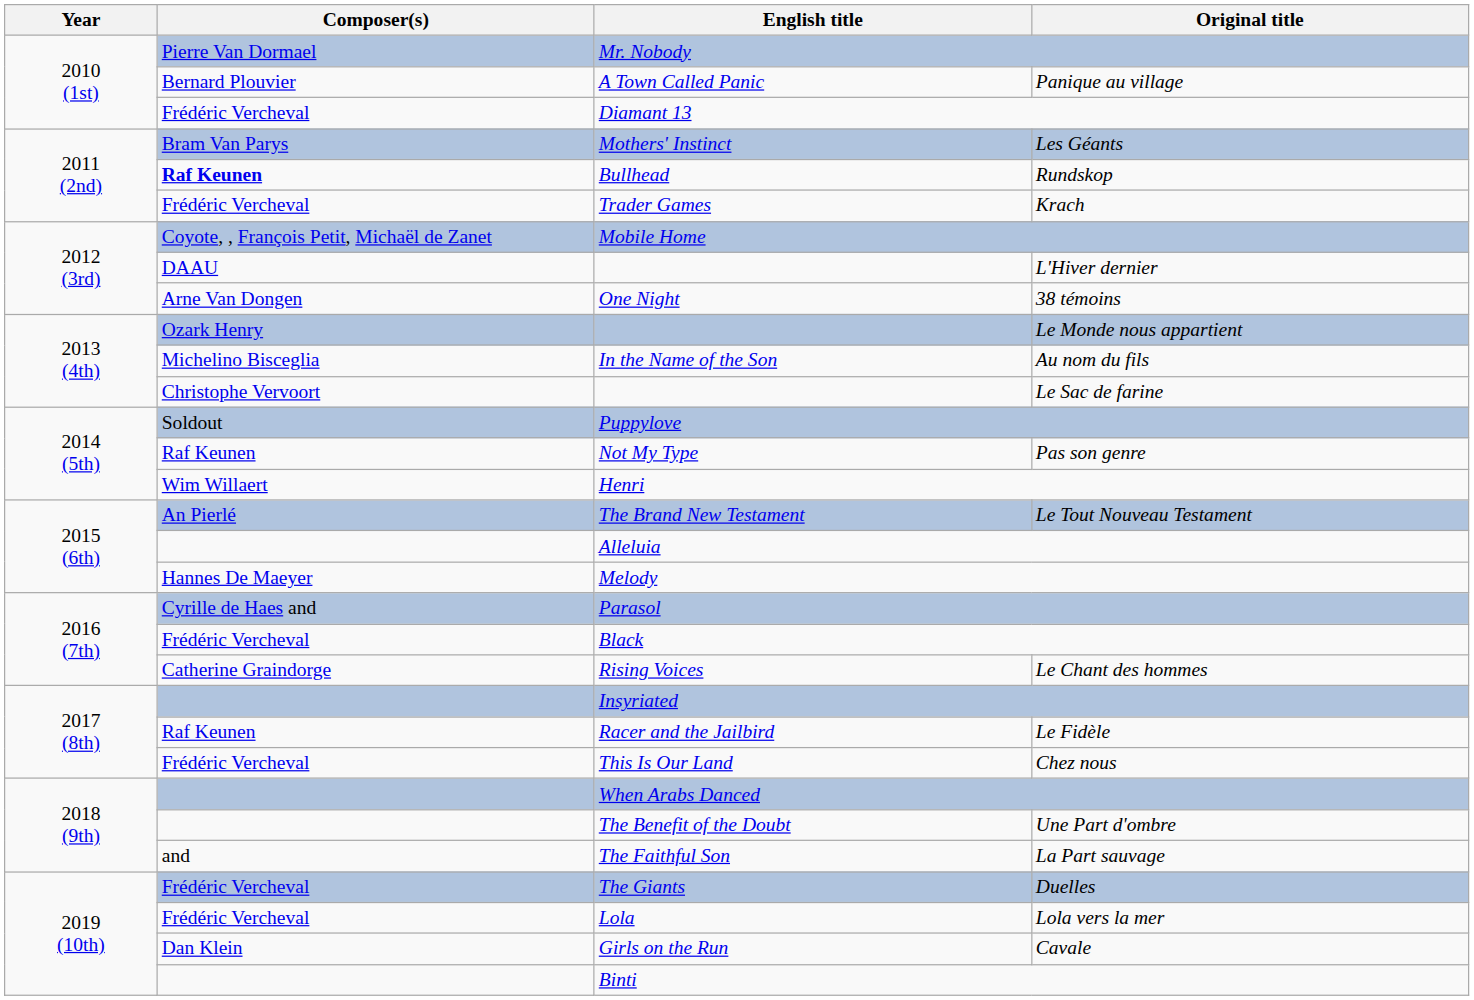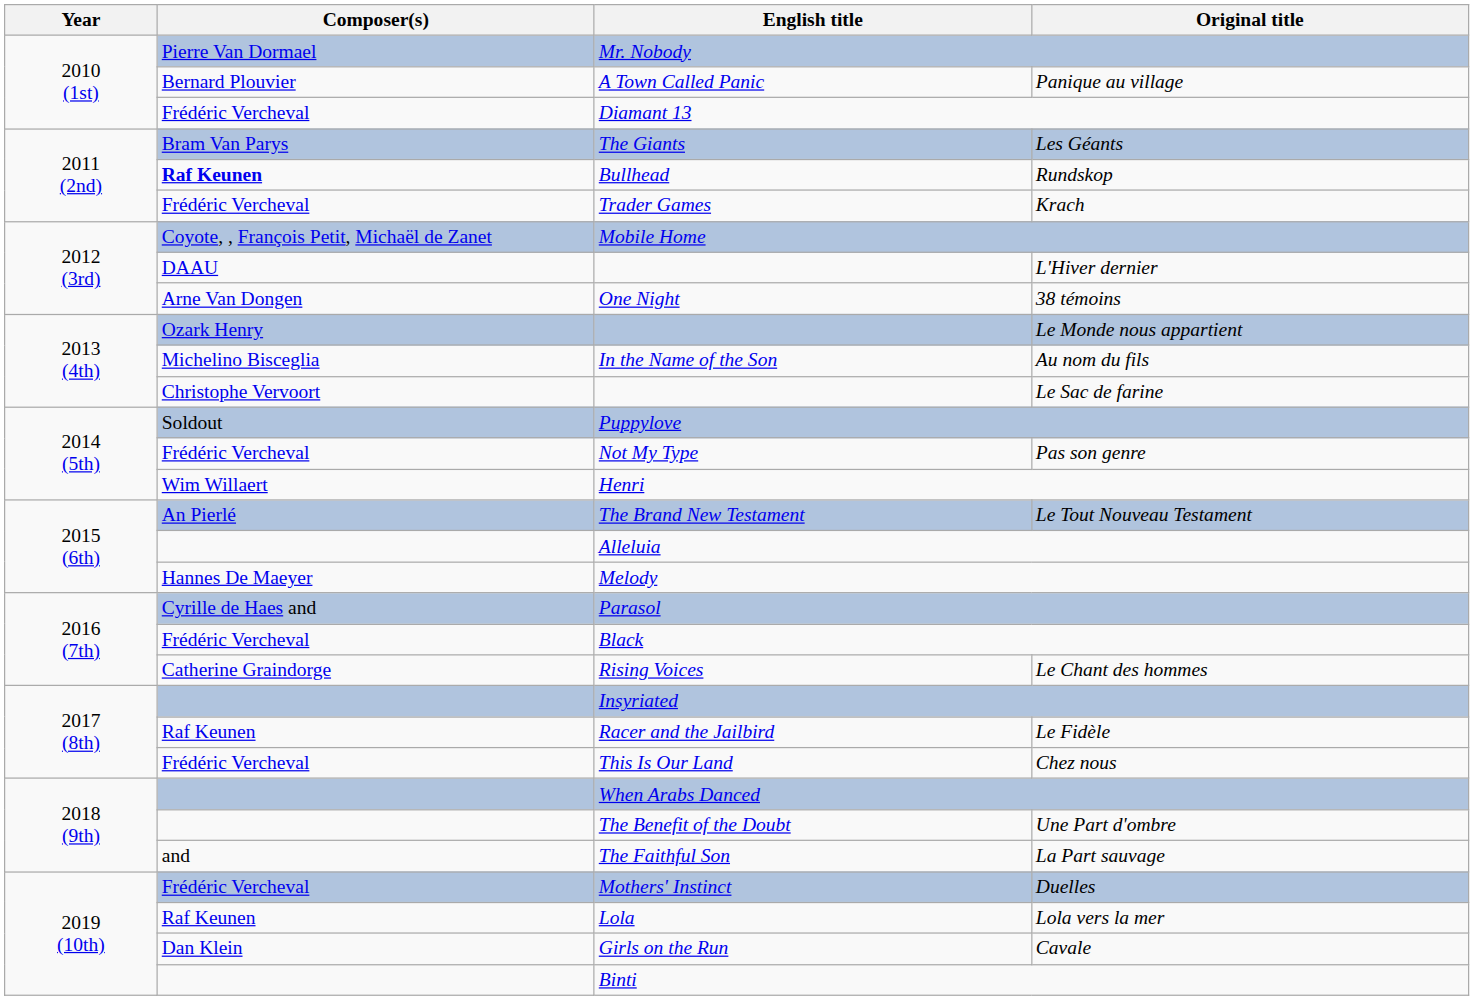(665, 143) Mothers' Instinct -> (642, 143) The Giants
(209, 453) Raf Keunen -> (236, 453) Frédéric Vercheval
(642, 886) The Giants -> (665, 886) Mothers' Instinct
(236, 917) Frédéric Vercheval -> (209, 917) Raf Keunen
